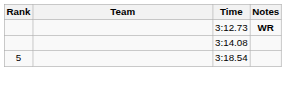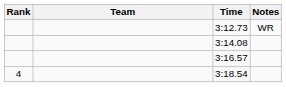(266, 27) bold -> (266, 27) normal
+ row: (231, 58)
(18, 58) 5 -> (18, 74) 4
